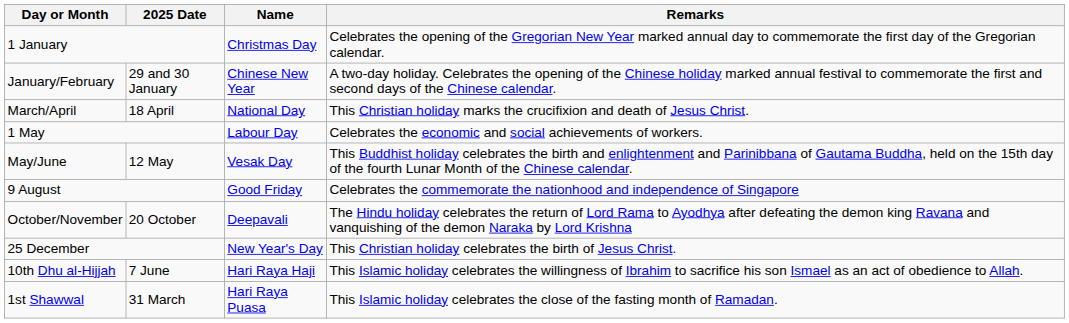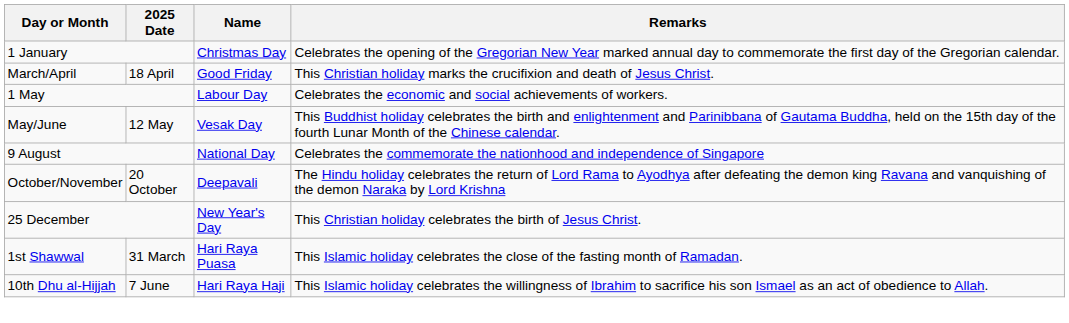- row: (61, 81)
(266, 110) National Day -> (234, 73) Good Friday
(265, 190) Good Friday -> (236, 153) National Day
rows swapped: (46, 299) <-> (62, 270)
